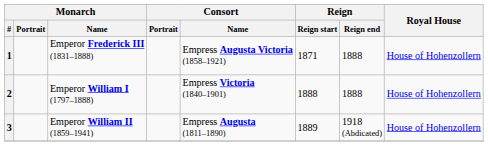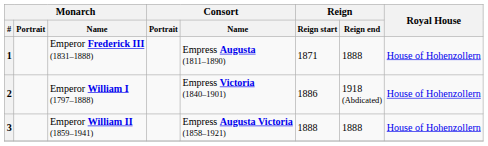(238, 55) Empress Augusta Victoria (1858–1921) -> (219, 55) Empress Augusta (1811–1890)
(308, 94) 1888 -> (308, 94) 1886
(352, 94) 1888 -> (362, 94) 1918 (Abdicated)
(219, 127) Empress Augusta (1811–1890) -> (238, 127) Empress Augusta Victoria (1858–1921)
(308, 127) 1889 -> (308, 127) 1888
(362, 127) 1918 (Abdicated) -> (352, 127) 1888
